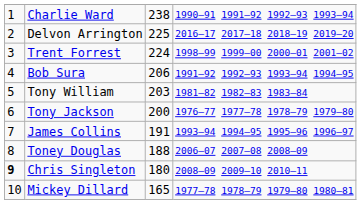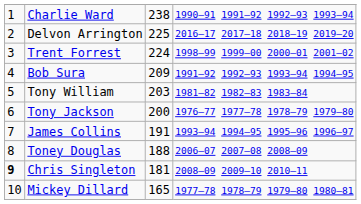(159, 73) 206 -> (159, 73) 209
(159, 170) 180 -> (159, 170) 181
